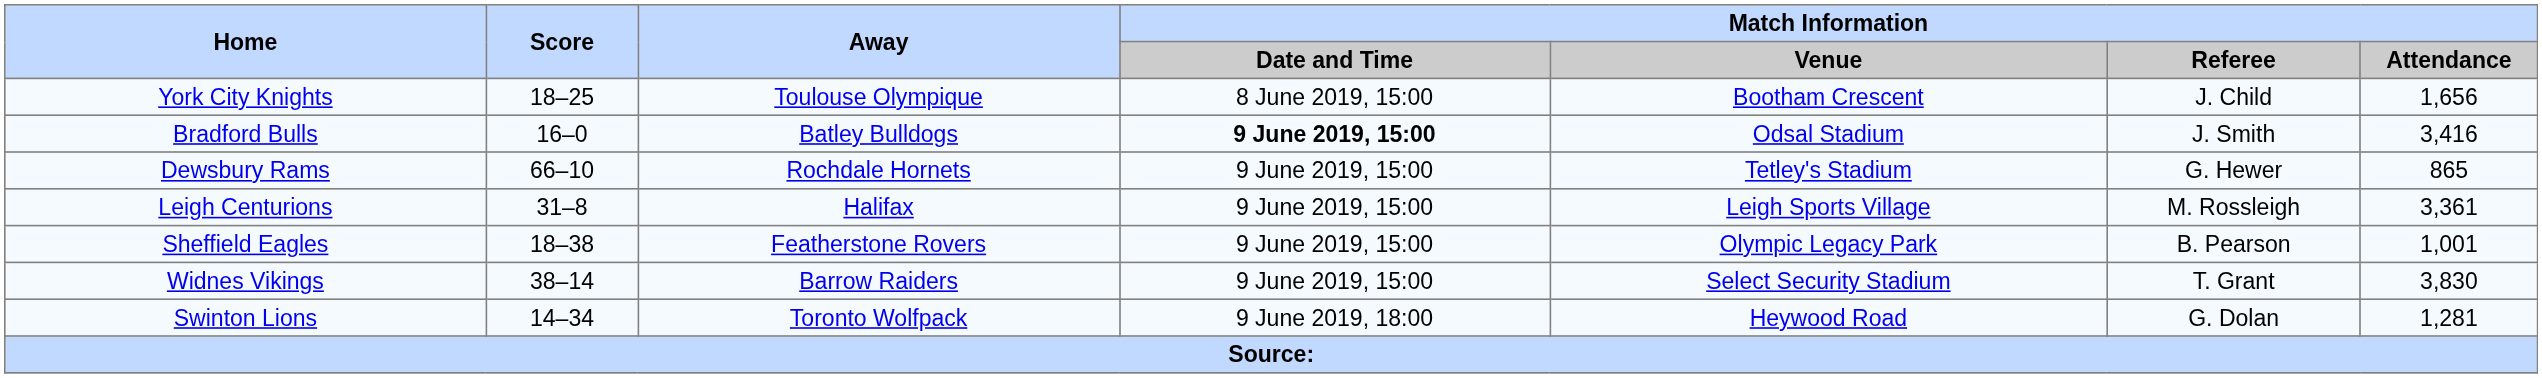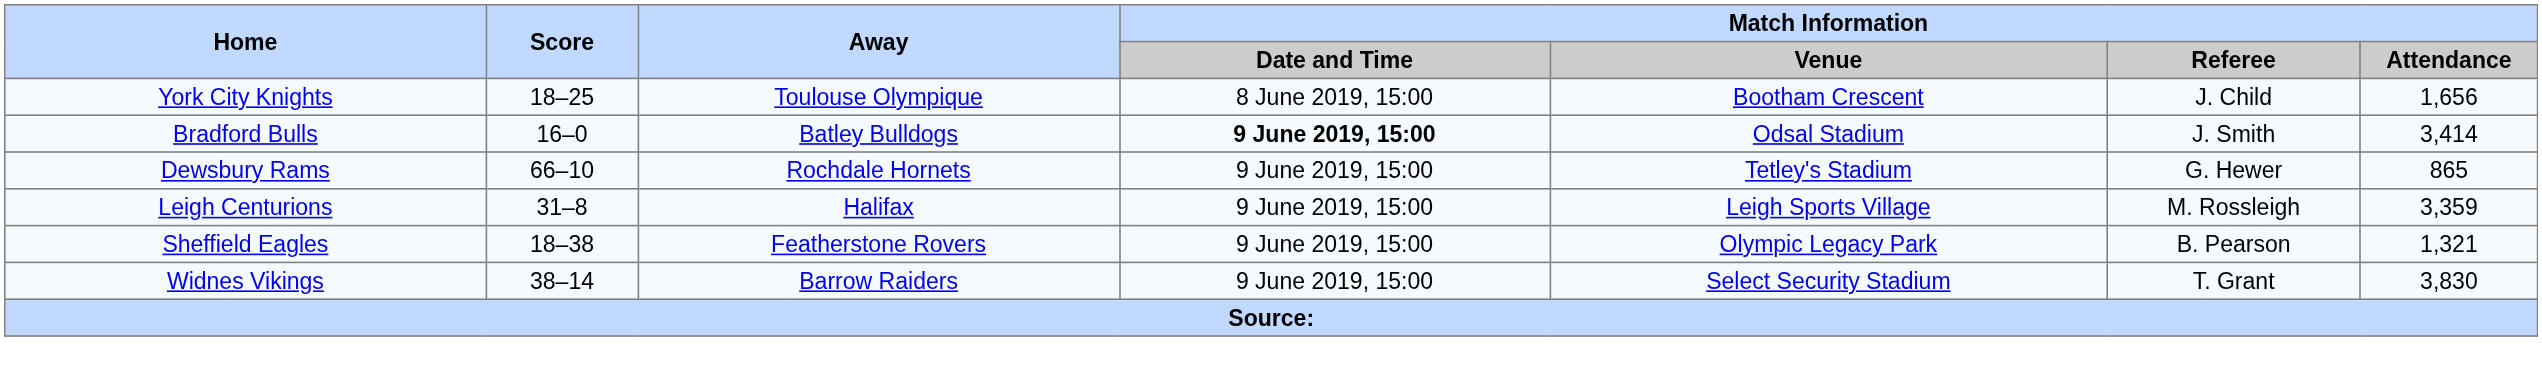(2449, 134) 3,416 -> (2449, 134) 3,414
(2449, 207) 3,361 -> (2449, 207) 3,359
(2449, 244) 1,001 -> (2449, 244) 1,321
- row: (245, 318)
